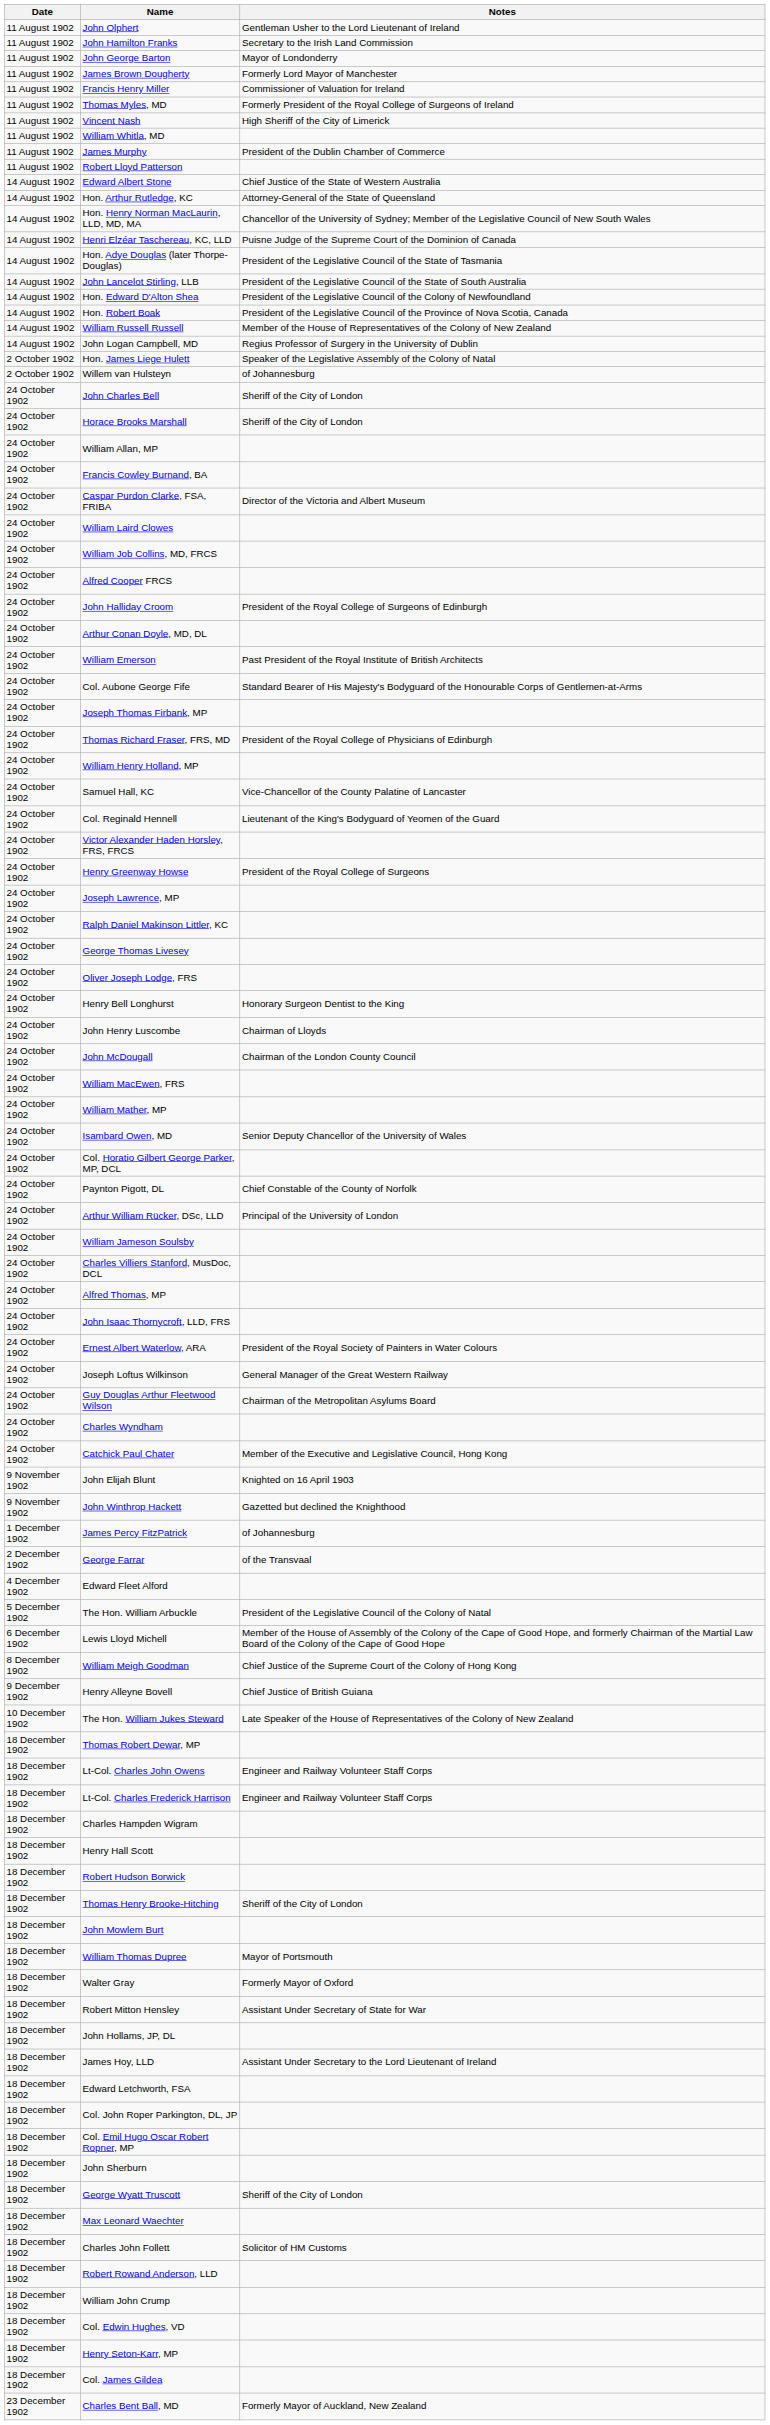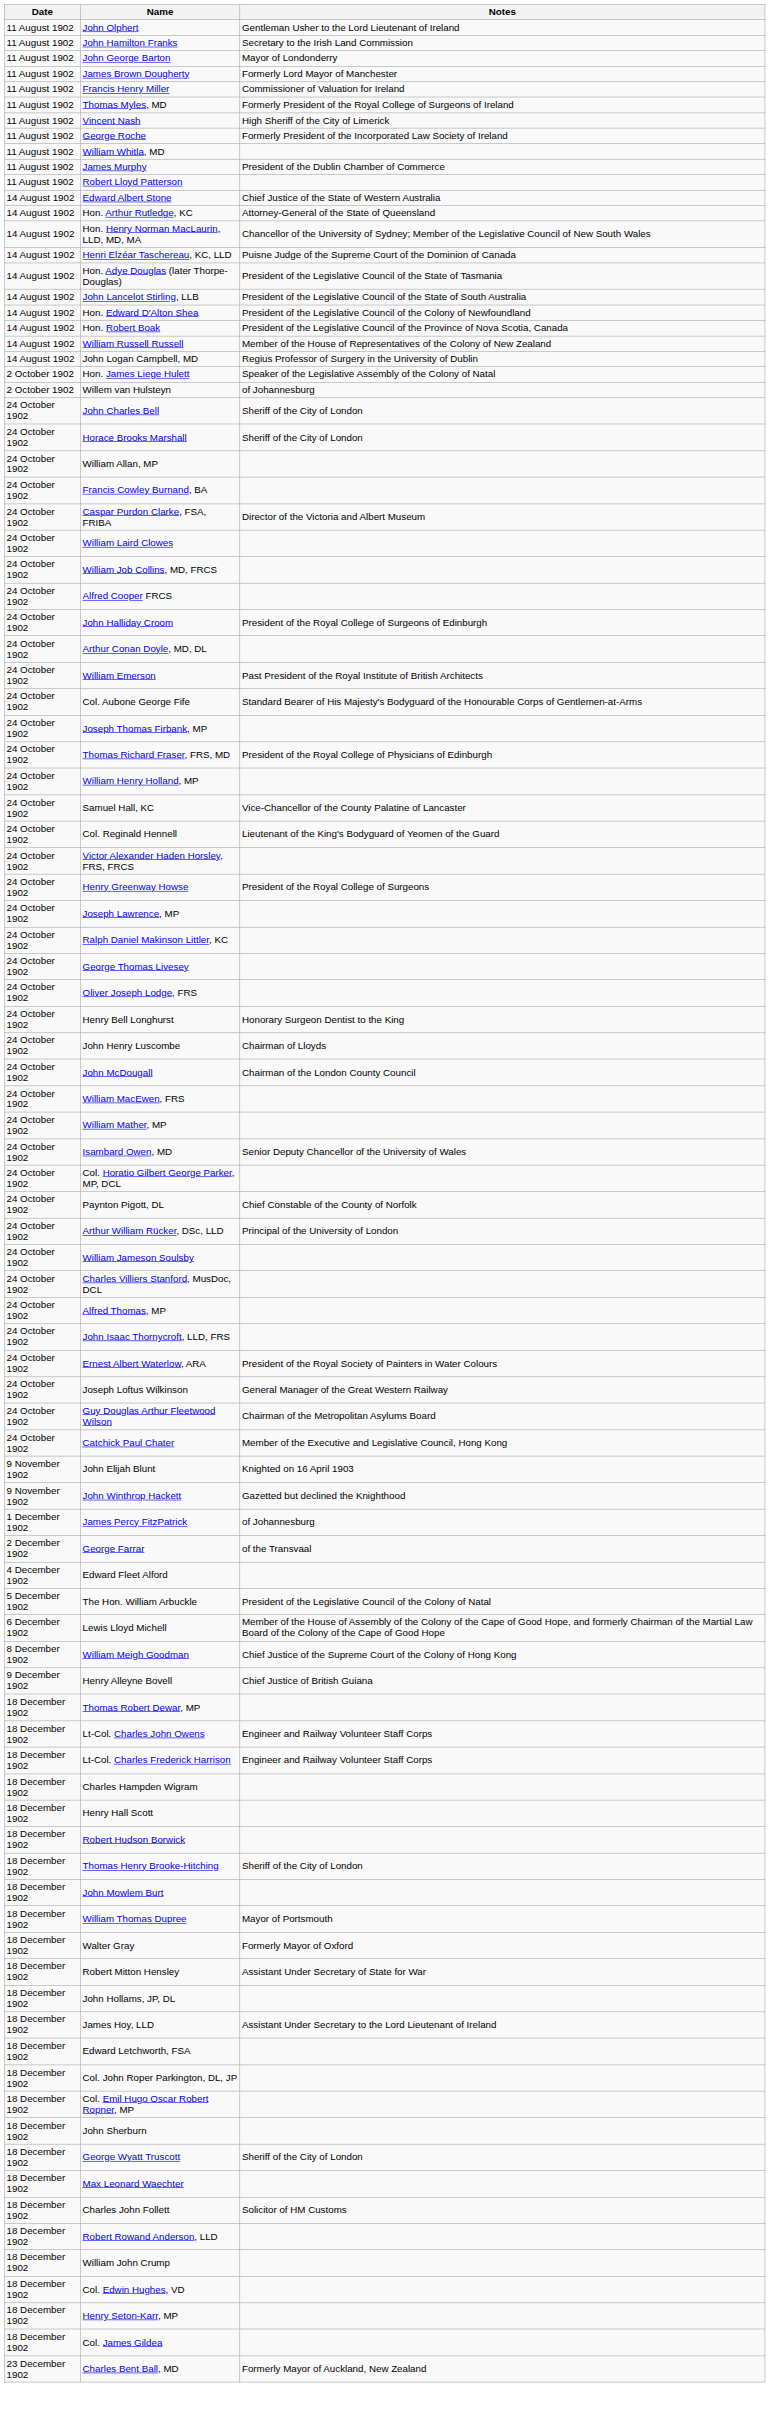+ row: (114, 136)
- row: (123, 1427)
- row: (153, 1718)
